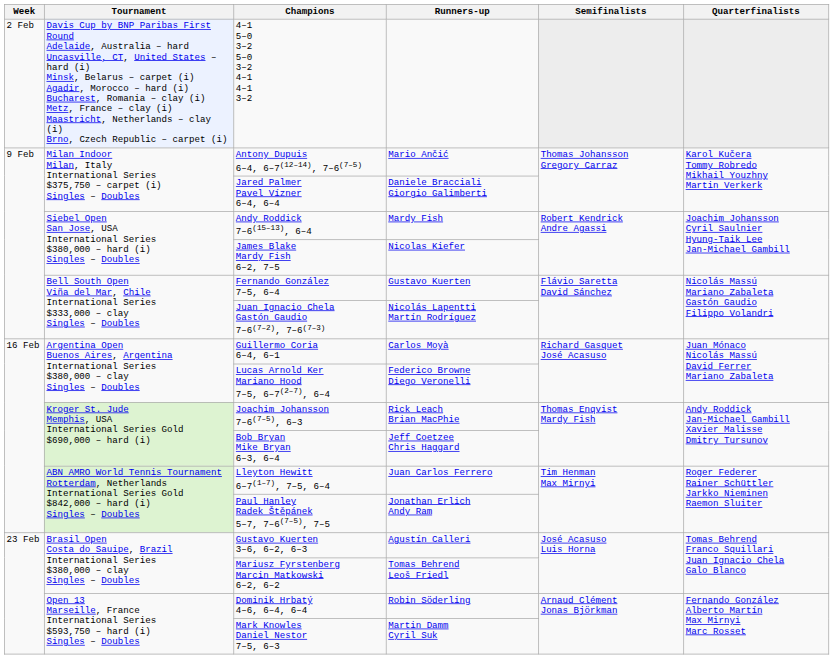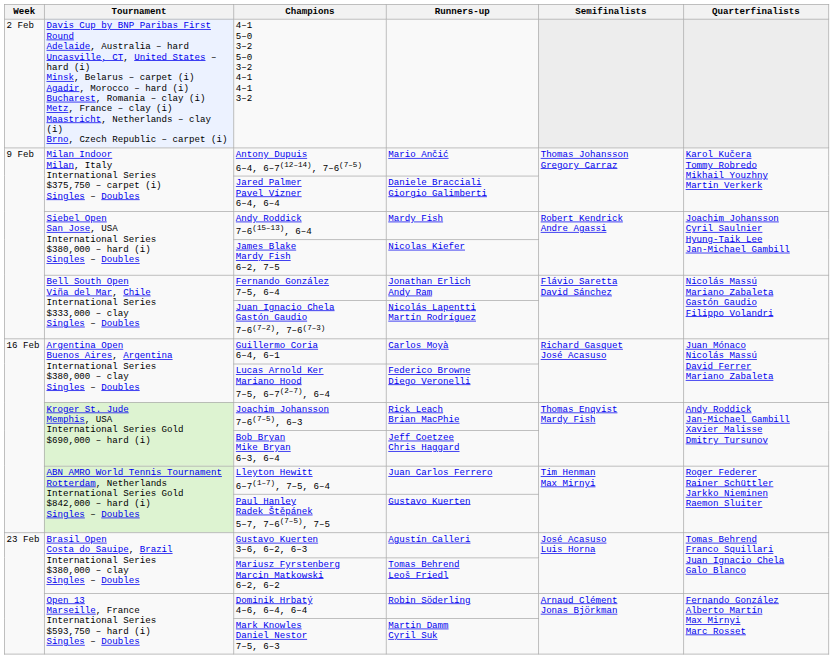(429, 283) Gustavo Kuerten -> (429, 288) Jonathan Erlich Andy Ram
(429, 507) Jonathan Erlich Andy Ram -> (429, 502) Gustavo Kuerten
